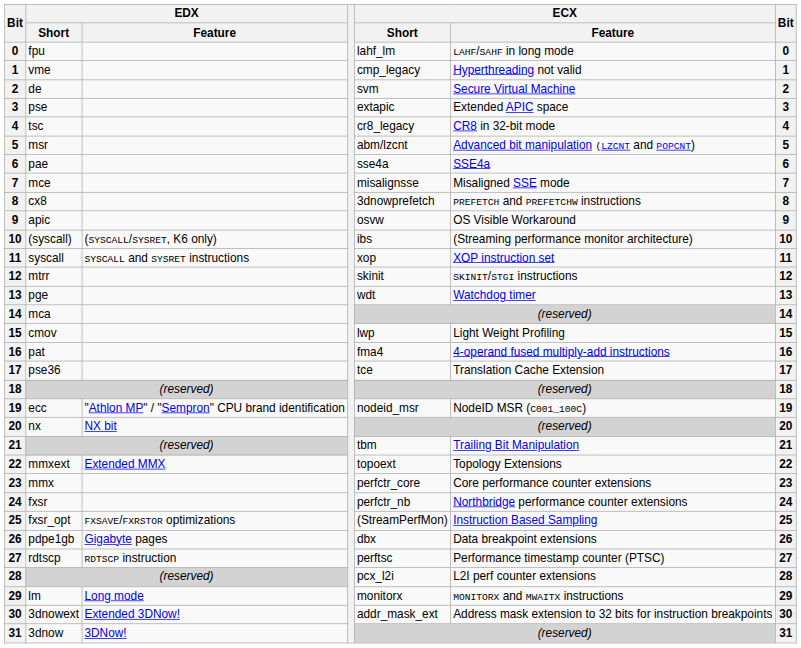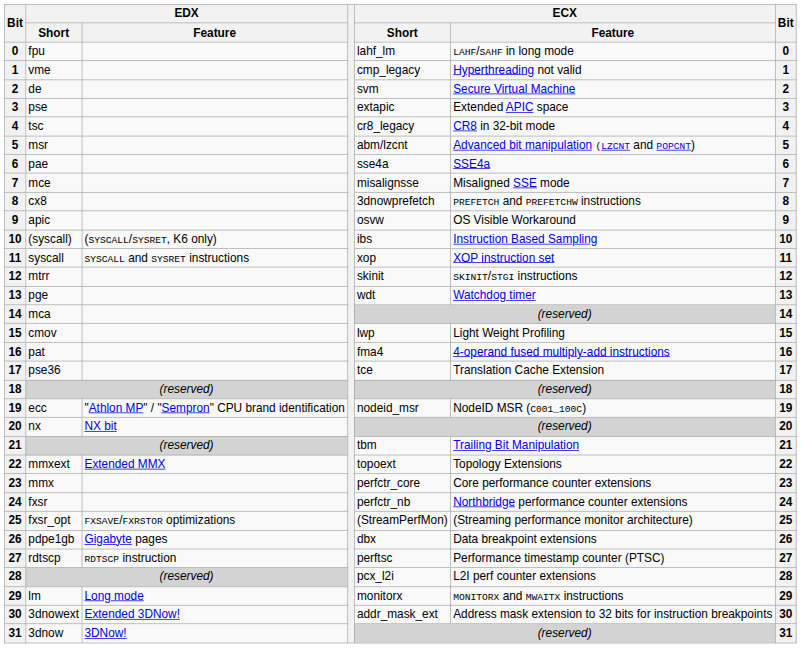(573, 239) (Streaming performance monitor architecture) -> (525, 239) Instruction Based Sampling
(525, 520) Instruction Based Sampling -> (573, 520) (Streaming performance monitor architecture)
